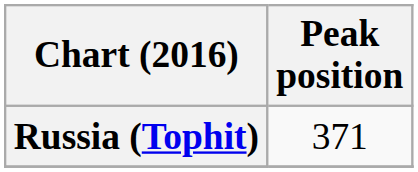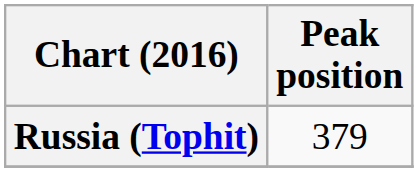(340, 135) 371 -> (340, 135) 379
